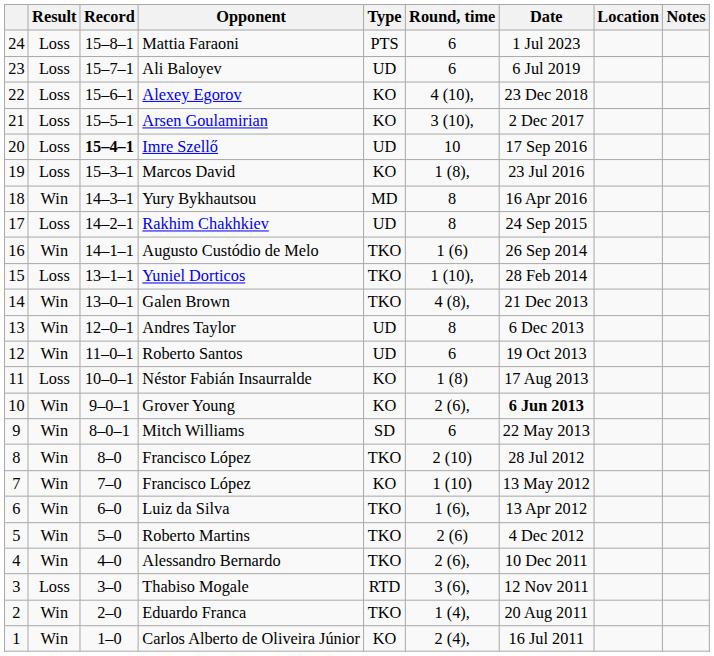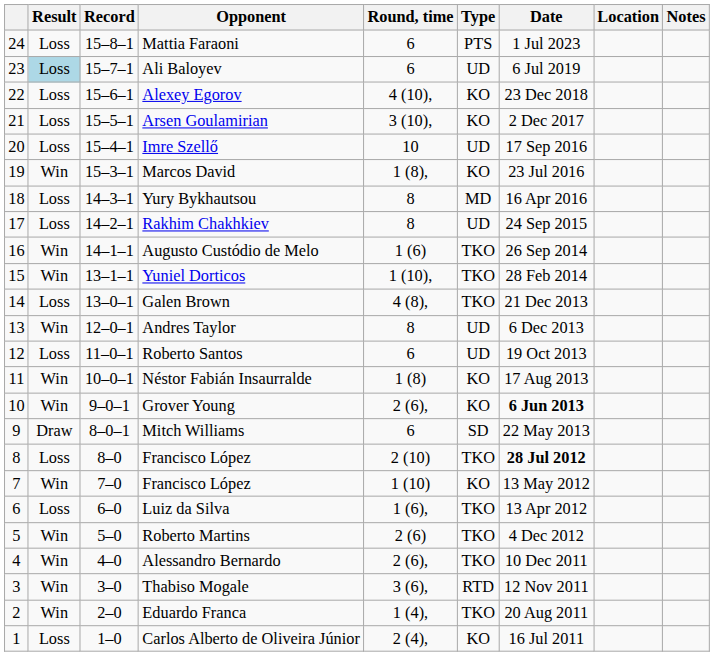columns swapped: (385, 17) <-> (452, 17)
(54, 69) no background -> (54, 69) lightblue background
(109, 146) bold -> (109, 146) normal
(54, 172) Loss -> (54, 172) Win
(54, 198) Win -> (54, 198) Loss
(54, 276) Loss -> (54, 276) Win
(54, 302) Win -> (54, 302) Loss
(54, 353) Win -> (54, 353) Loss
(54, 379) Loss -> (54, 379) Win
(54, 431) Win -> (54, 431) Draw
(54, 457) Win -> (54, 457) Loss
(546, 457) normal -> (546, 457) bold
(54, 509) Win -> (54, 509) Loss
(54, 586) Loss -> (54, 586) Win
(54, 638) Win -> (54, 638) Loss
